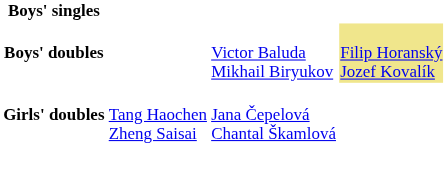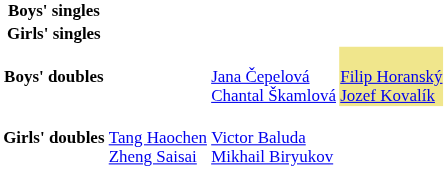+ row: (54, 34)
(272, 62) Victor Baluda Mikhail Biryukov -> (274, 85) Jana Čepelová Chantal Škamlová
(274, 124) Jana Čepelová Chantal Škamlová -> (272, 147) Victor Baluda Mikhail Biryukov
